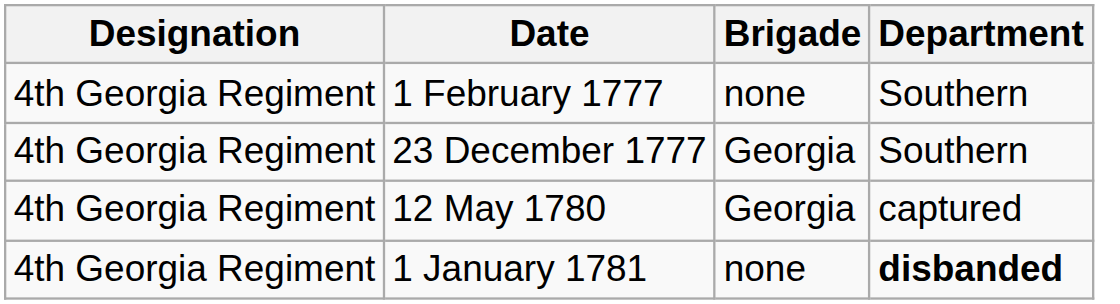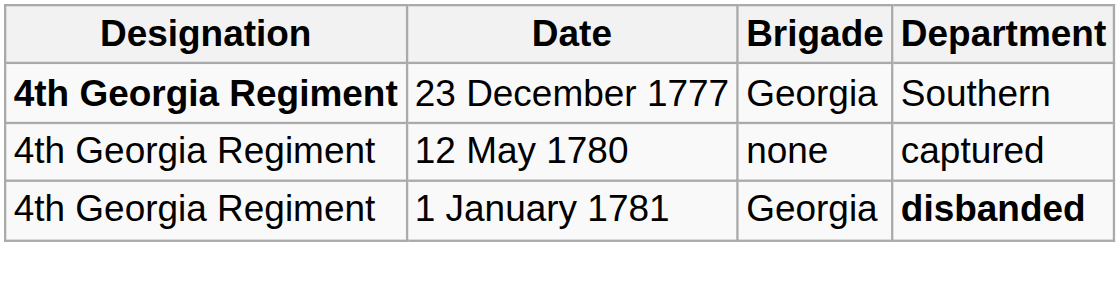- row: (528, 92)
(194, 151) normal -> (206, 92) bold
(789, 209) Georgia -> (787, 151) none
(765, 268) none -> (812, 209) Georgia
